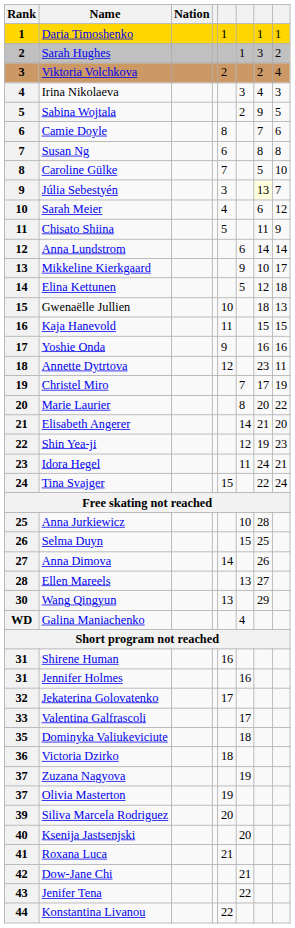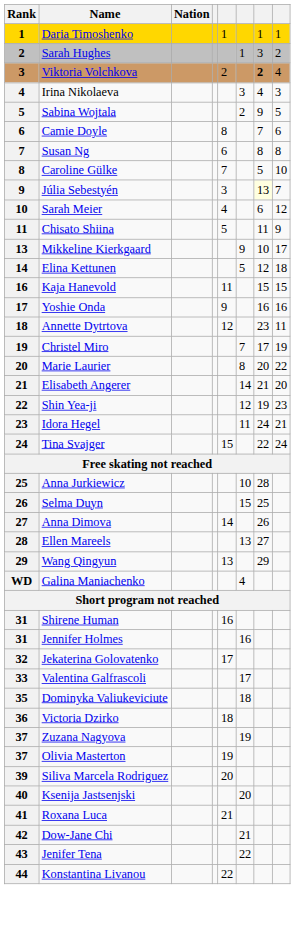(260, 72) normal -> (260, 72) bold
- row: (84, 248)
- row: (86, 307)
(22, 600) 30 -> (22, 561) 29
